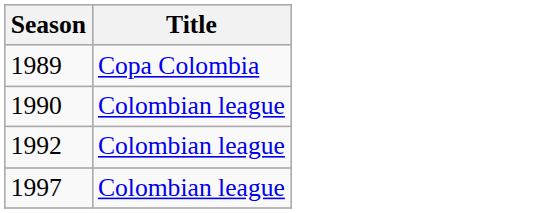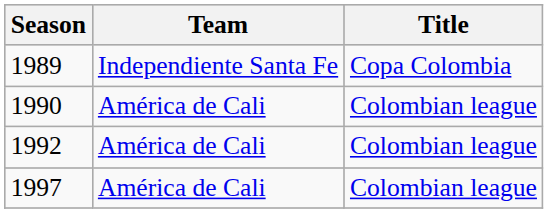+ column: (218, 24)
